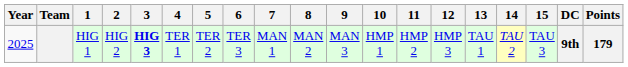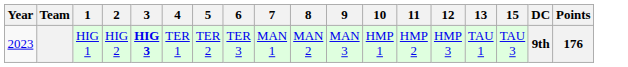- column: (511, 14)
(20, 43) 2025 -> (20, 43) 2023
(603, 43) 179 -> (573, 43) 176
